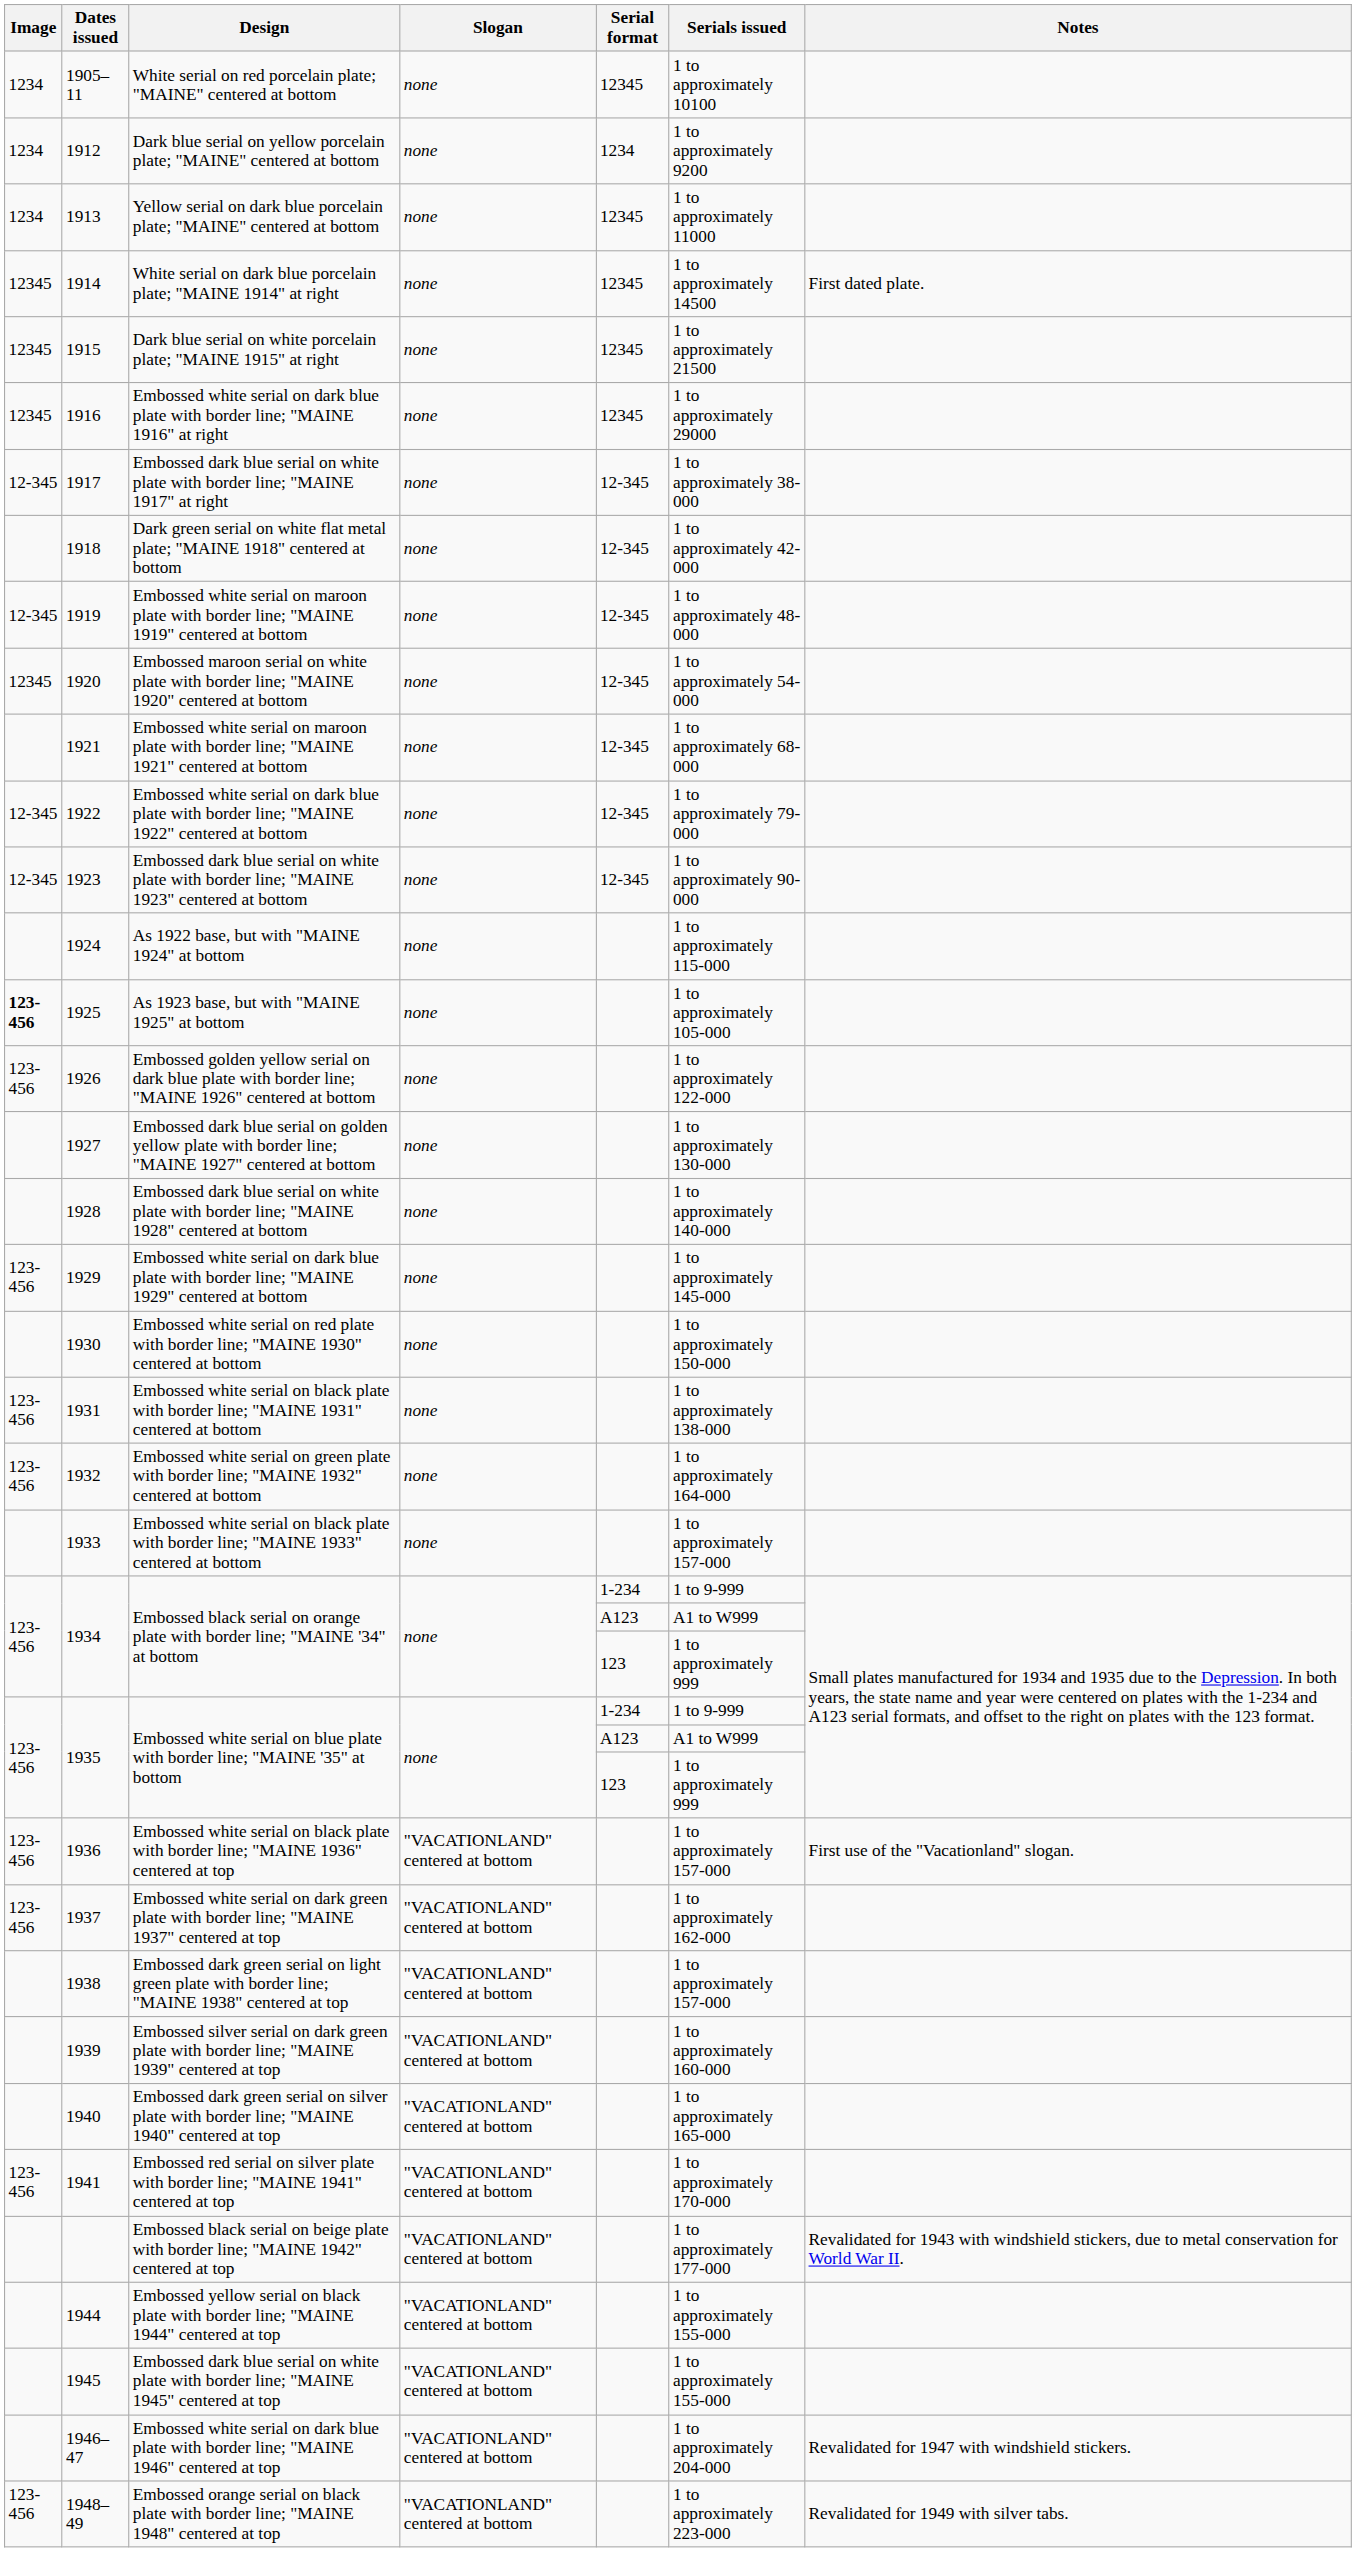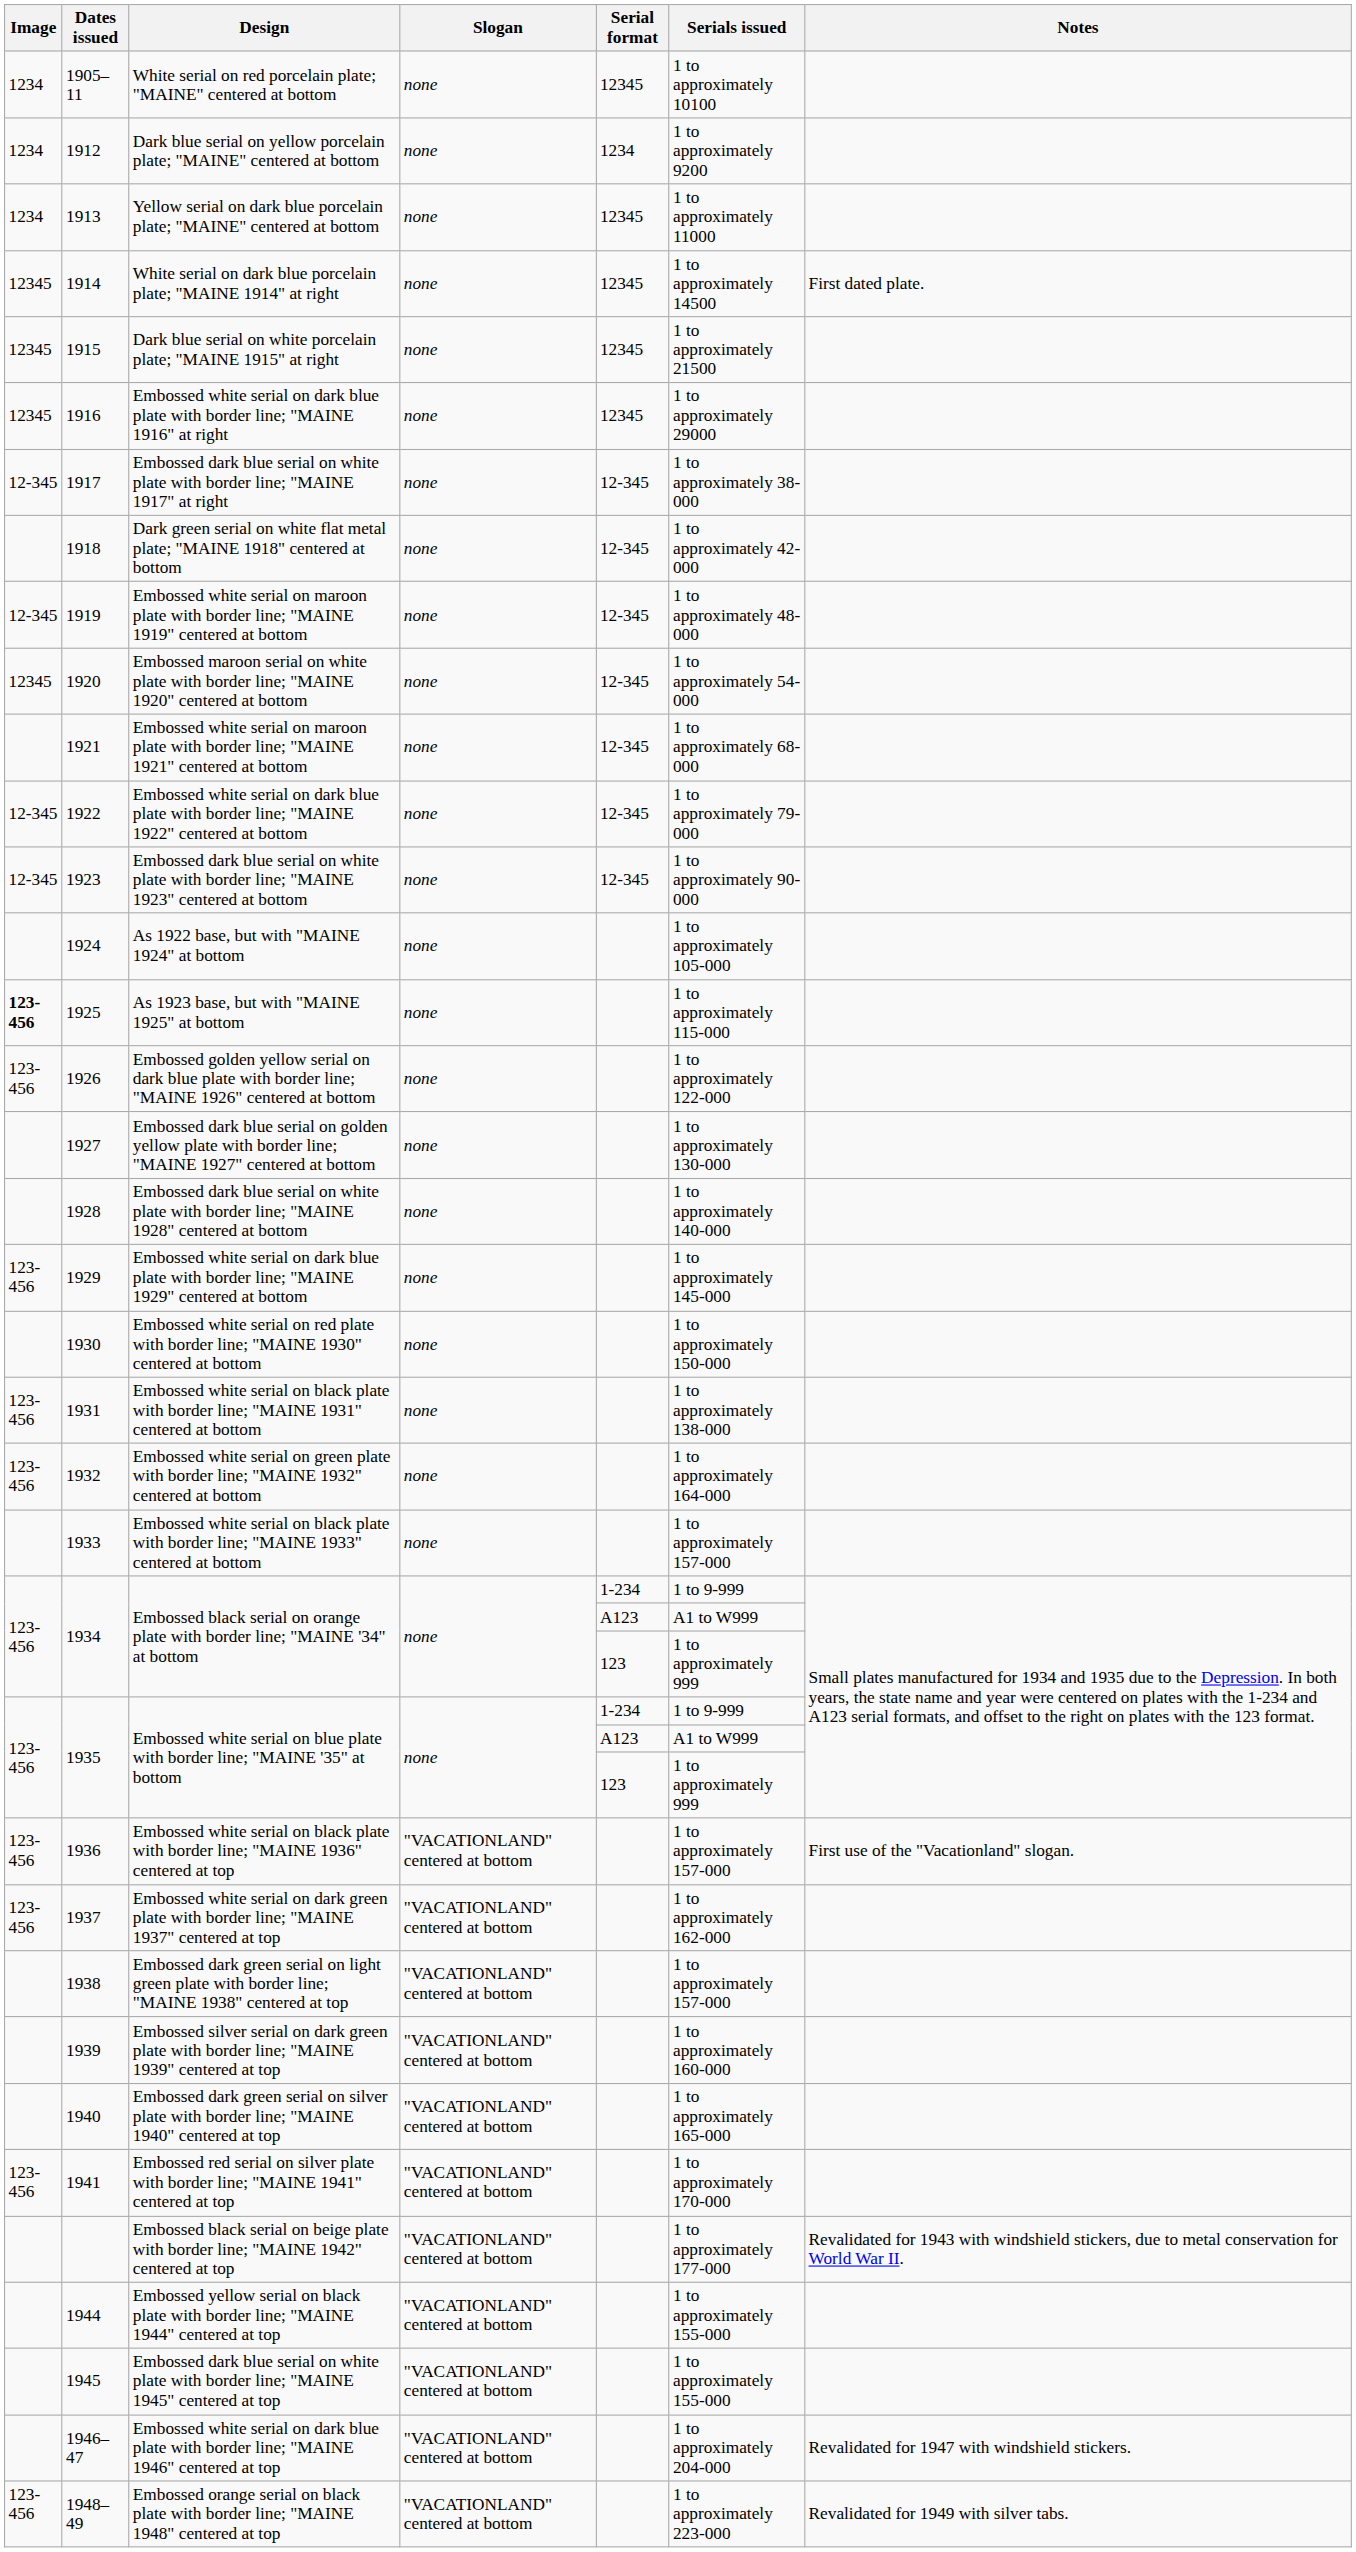(723, 946) 1 to approximately 115-000 -> (723, 946) 1 to approximately 105-000
(723, 1012) 1 to approximately 105-000 -> (723, 1012) 1 to approximately 115-000
